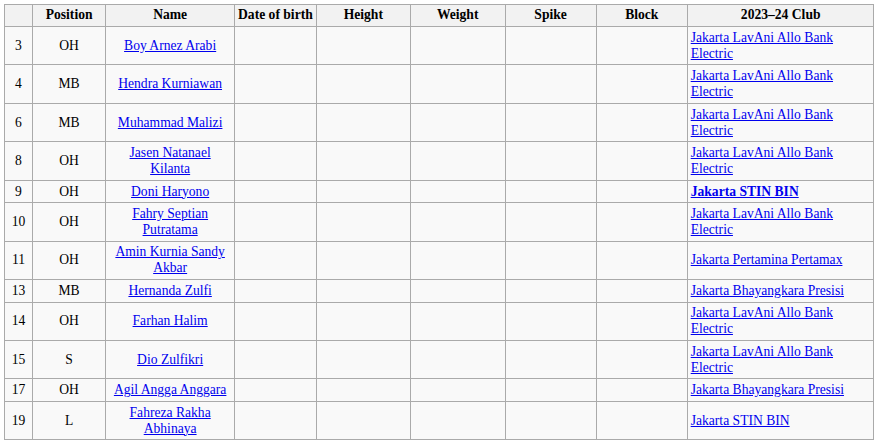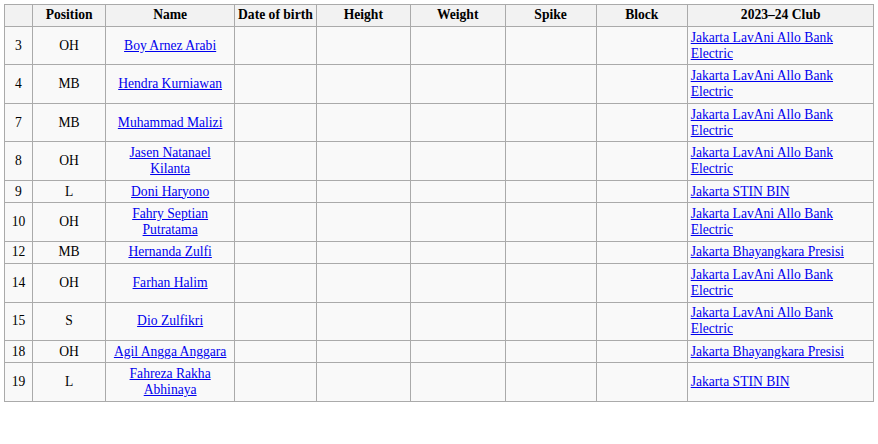(18, 122) 6 -> (18, 122) 7
(69, 191) OH -> (69, 191) L
(745, 191) bold -> (740, 191) normal
- row: (170, 260)
(18, 290) 13 -> (18, 252) 12
(18, 390) 17 -> (18, 351) 18
